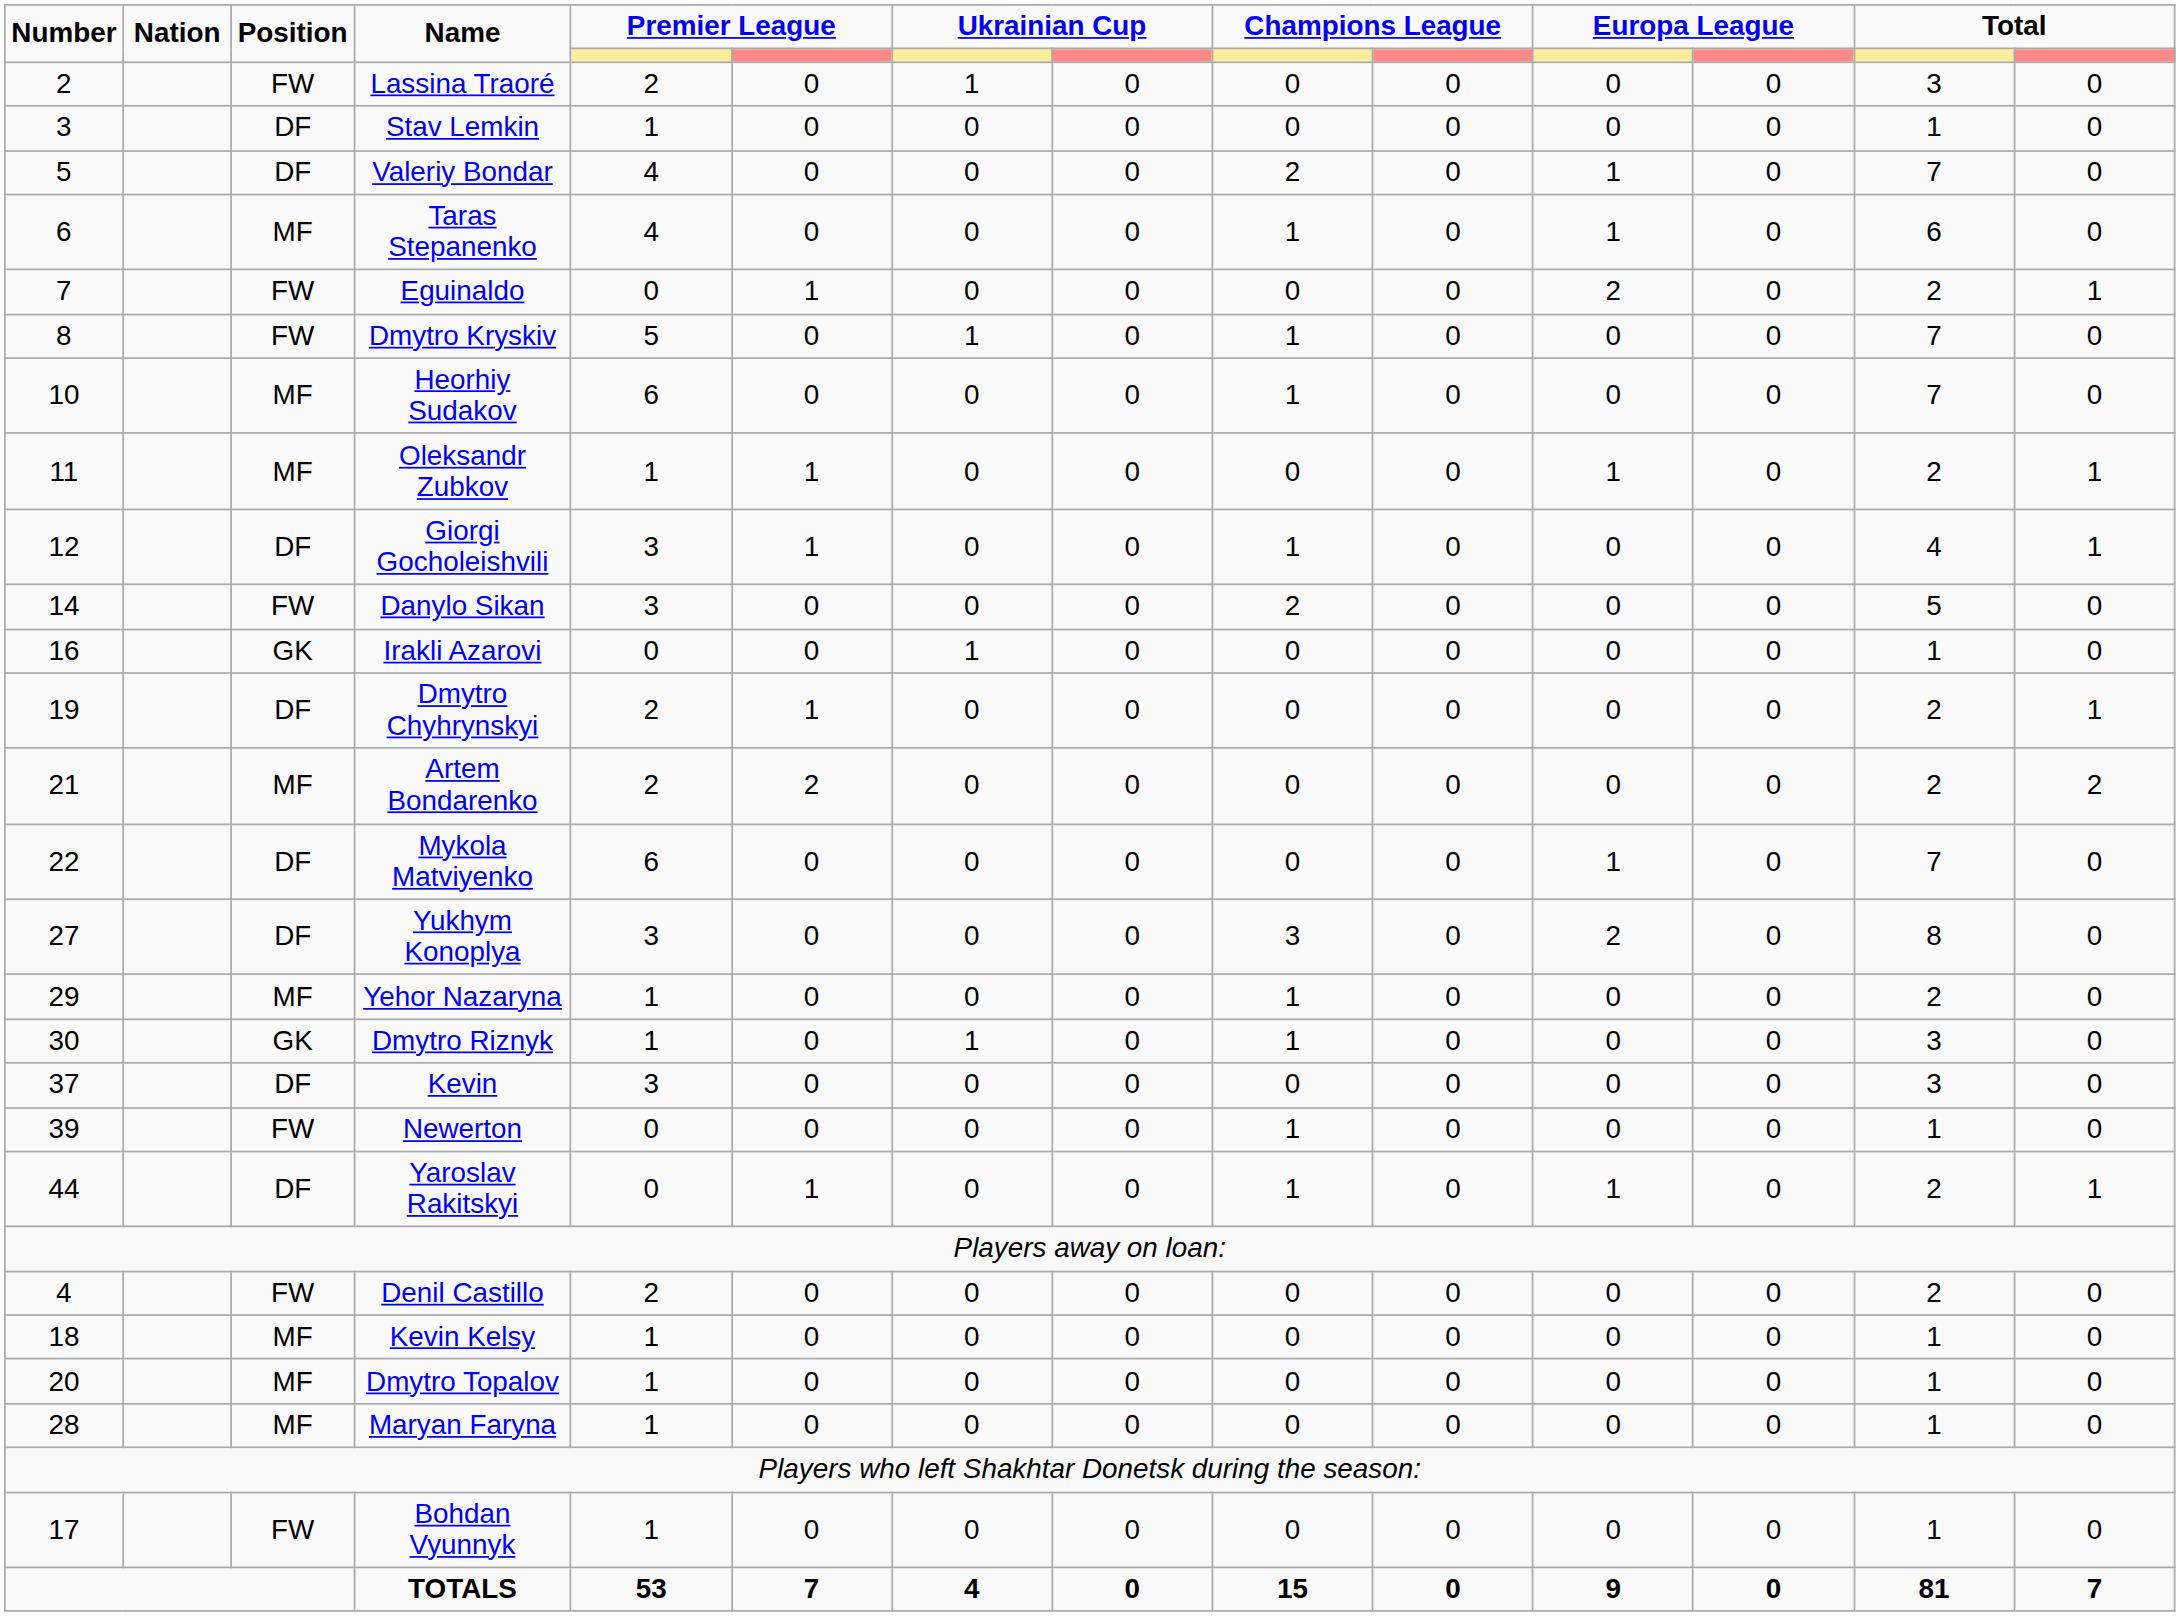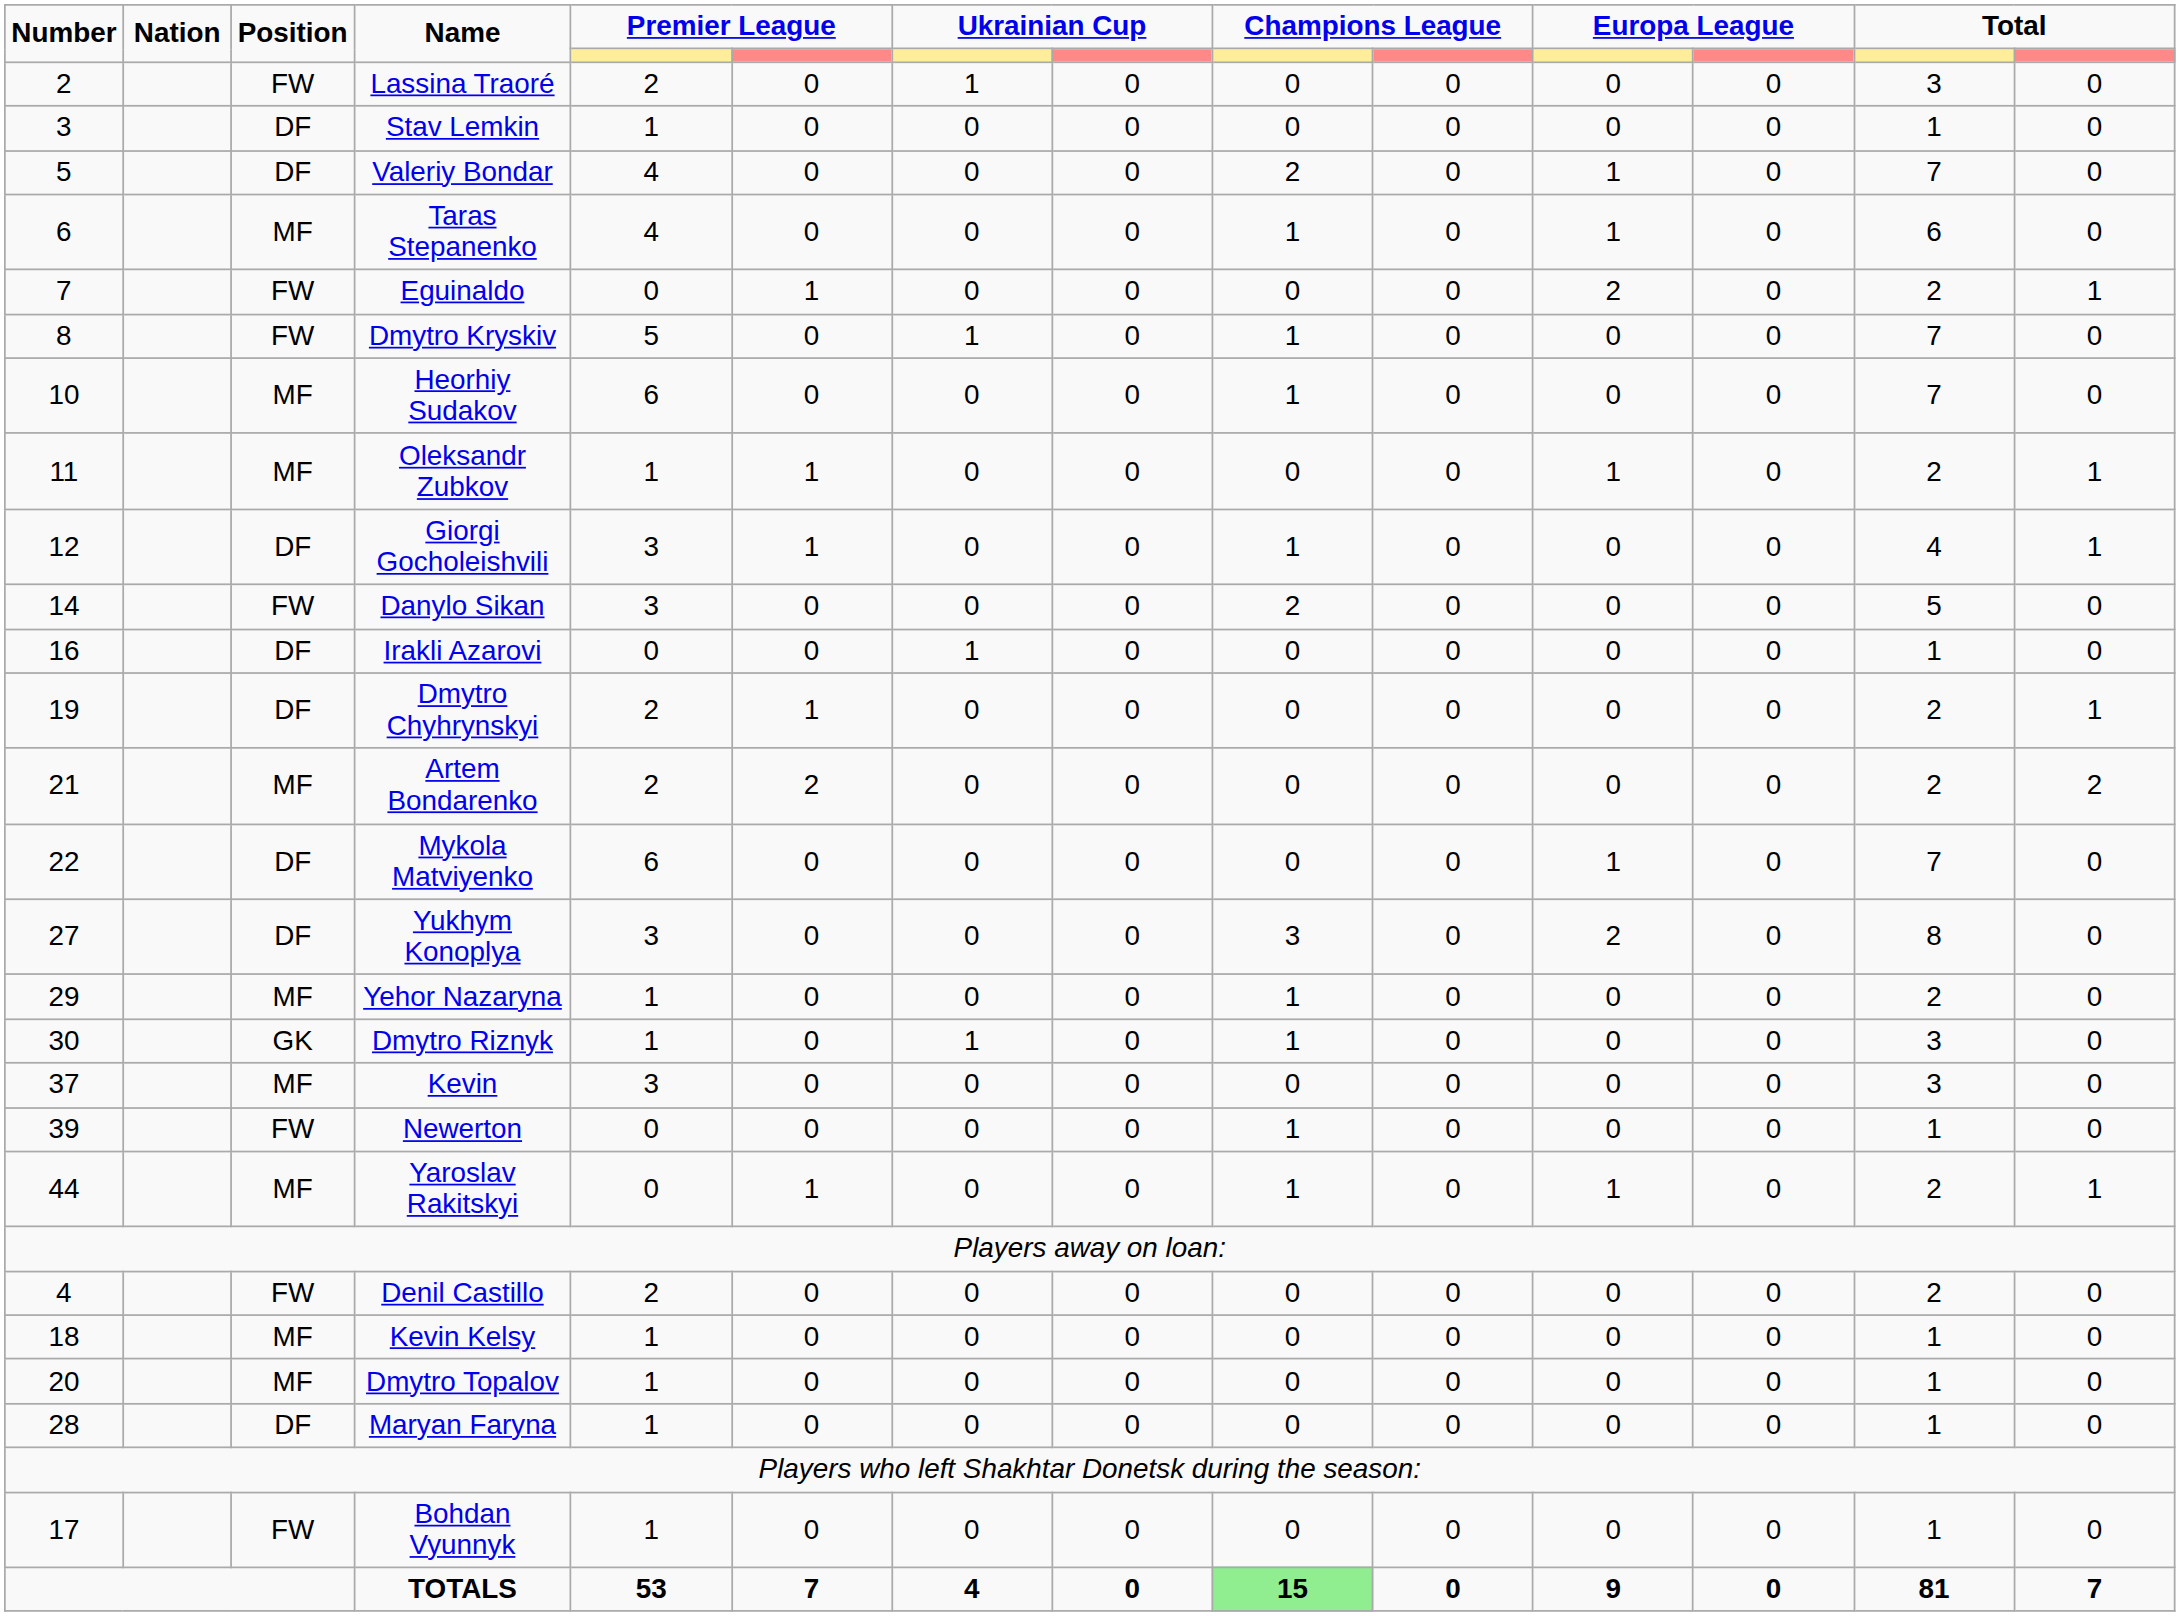(293, 650) GK -> (293, 650) DF
(293, 1084) DF -> (293, 1084) MF
(293, 1188) DF -> (293, 1188) MF
(293, 1425) MF -> (293, 1425) DF
(1293, 1588) no background -> (1293, 1588) lightgreen background
